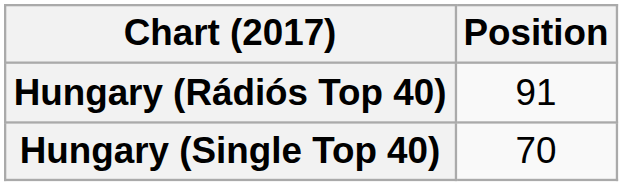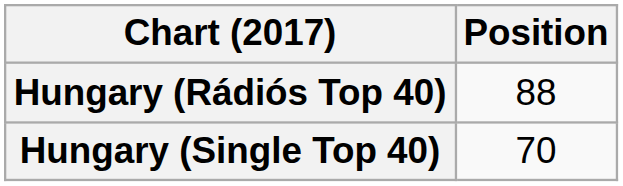(536, 92) 91 -> (536, 92) 88
